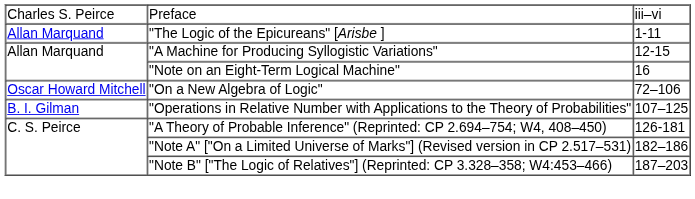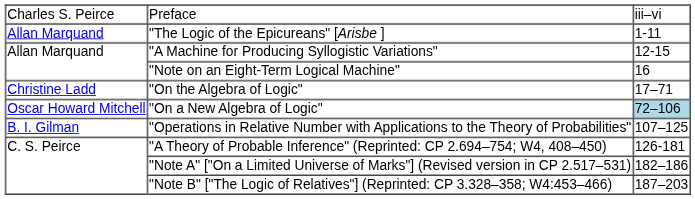+ row: (226, 90)
(658, 90) no background -> (658, 108) lightblue background
